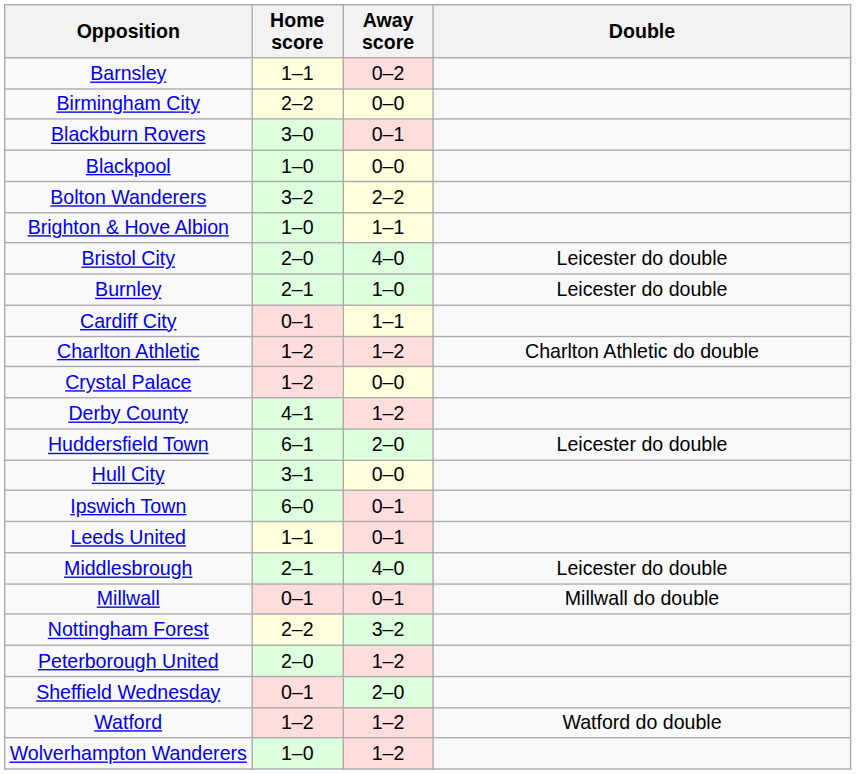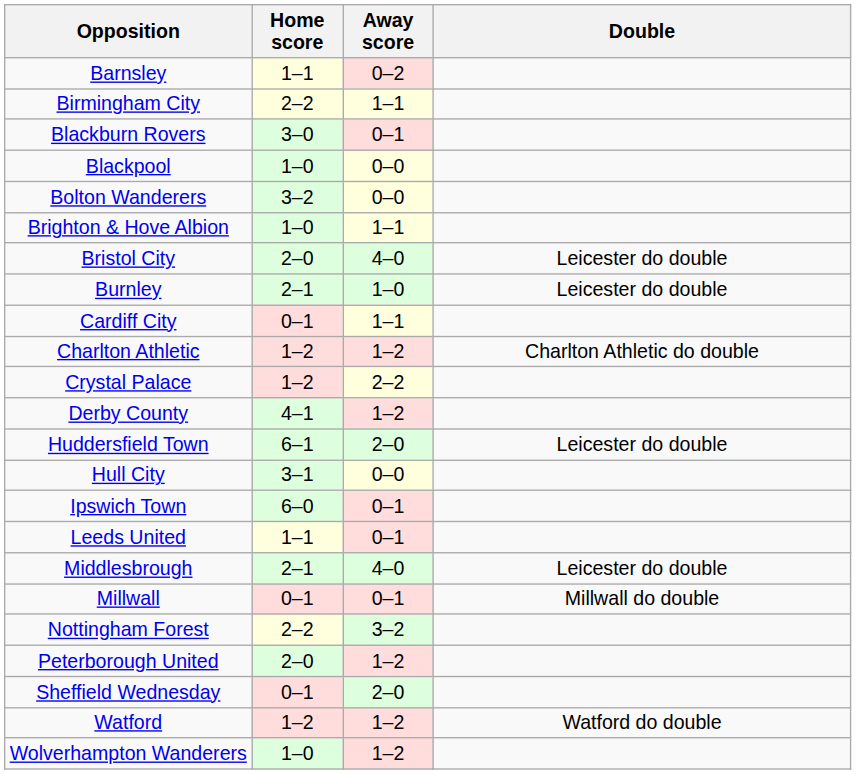(388, 104) 0–0 -> (388, 104) 1–1
(388, 197) 2–2 -> (388, 197) 0–0
(388, 383) 0–0 -> (388, 383) 2–2
